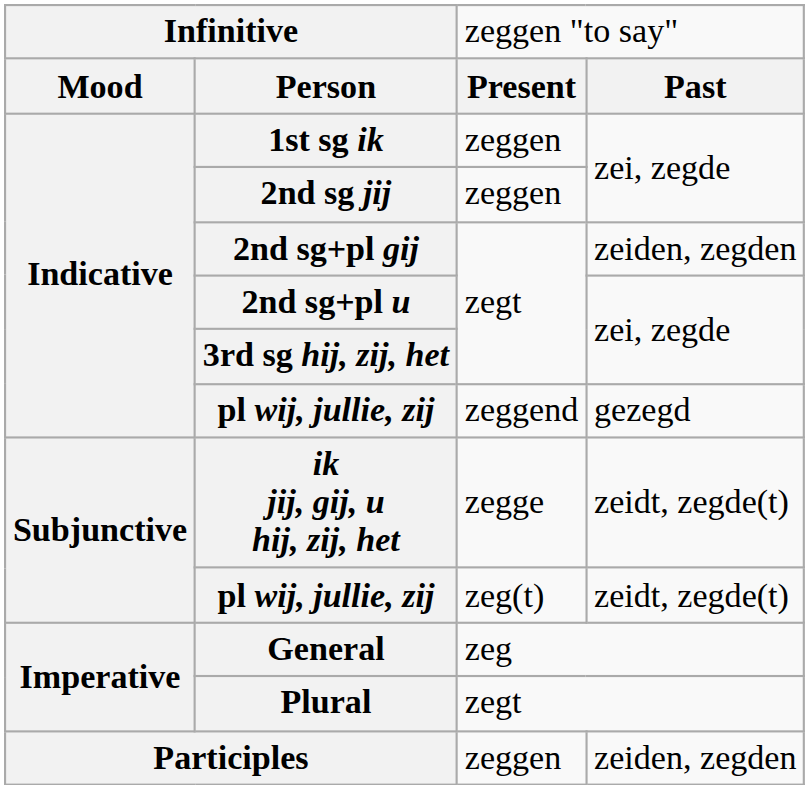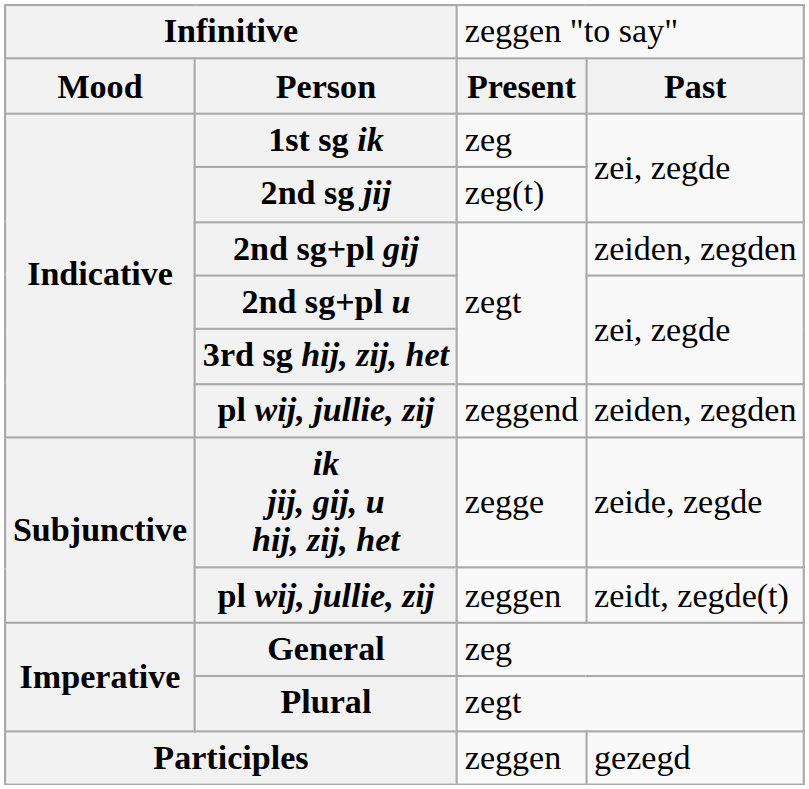(513, 139) zeggen -> (488, 139) zeg
(513, 193) zeggen -> (505, 193) zeg(t)
(642, 409) gezegd -> (695, 409) zeiden, zegden
(691, 502) zeidt, zegde(t) -> (678, 502) zeide, zegde
(505, 594) zeg(t) -> (513, 594) zeggen
(695, 756) zeiden, zegden -> (642, 756) gezegd
